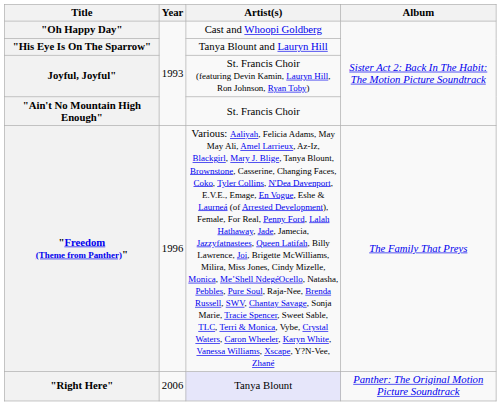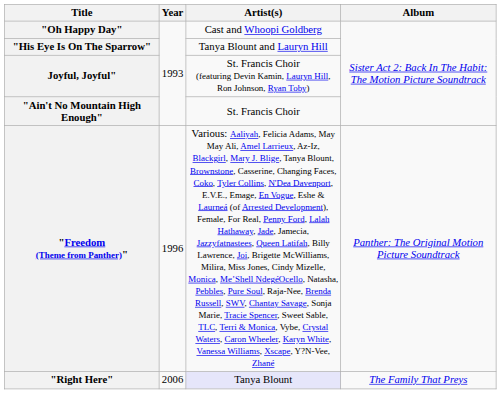(418, 248) The Family That Preys -> (418, 248) Panther: The Original Motion Picture Soundtrack
(418, 386) Panther: The Original Motion Picture Soundtrack -> (418, 380) The Family That Preys
